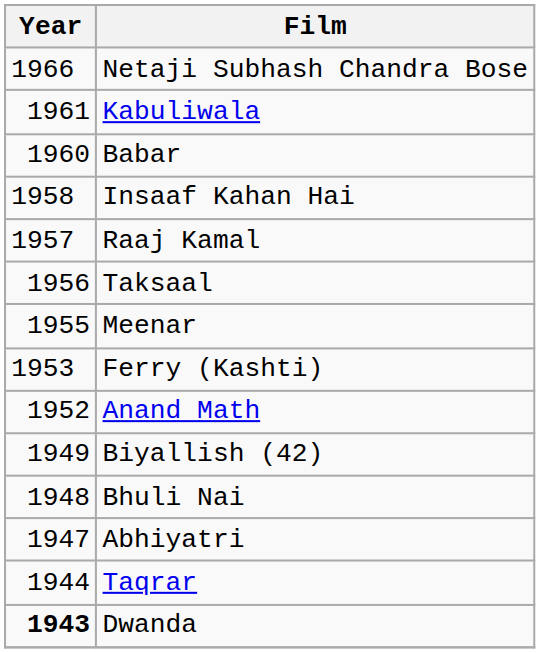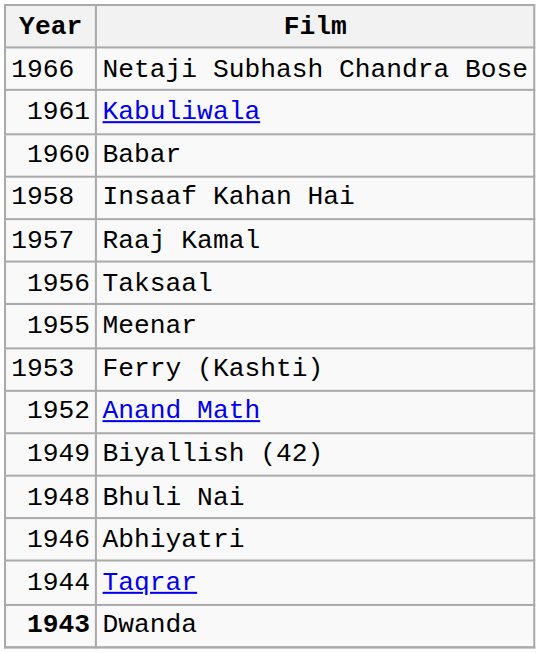(51, 540) 1947 -> (51, 540) 1946
